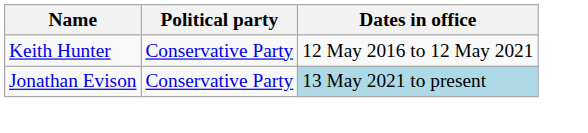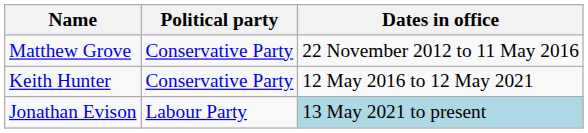+ row: (70, 50)
(219, 81) Conservative Party -> (196, 111) Labour Party
